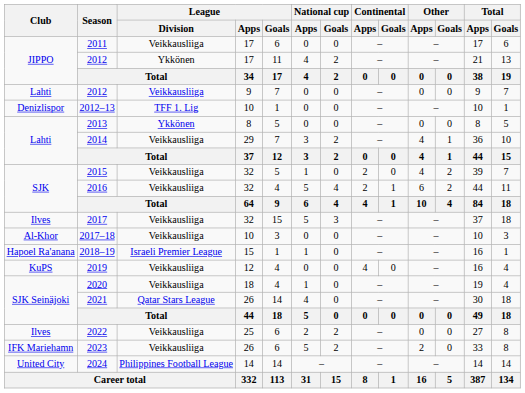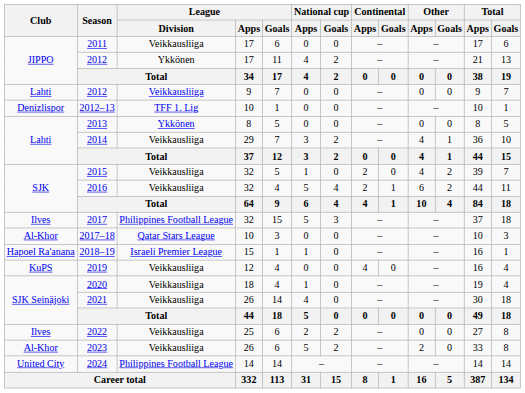(176, 220) Veikkausliiga -> (176, 220) Philippines Football League
(176, 236) Veikkausliiga -> (176, 236) Qatar Stars League
(176, 300) Qatar Stars League -> (176, 300) Veikkausliiga
(41, 348) IFK Mariehamn -> (41, 348) Al-Khor
